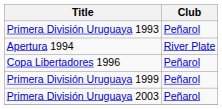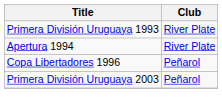(182, 29) Peñarol -> (189, 29) River Plate
- row: (83, 79)
